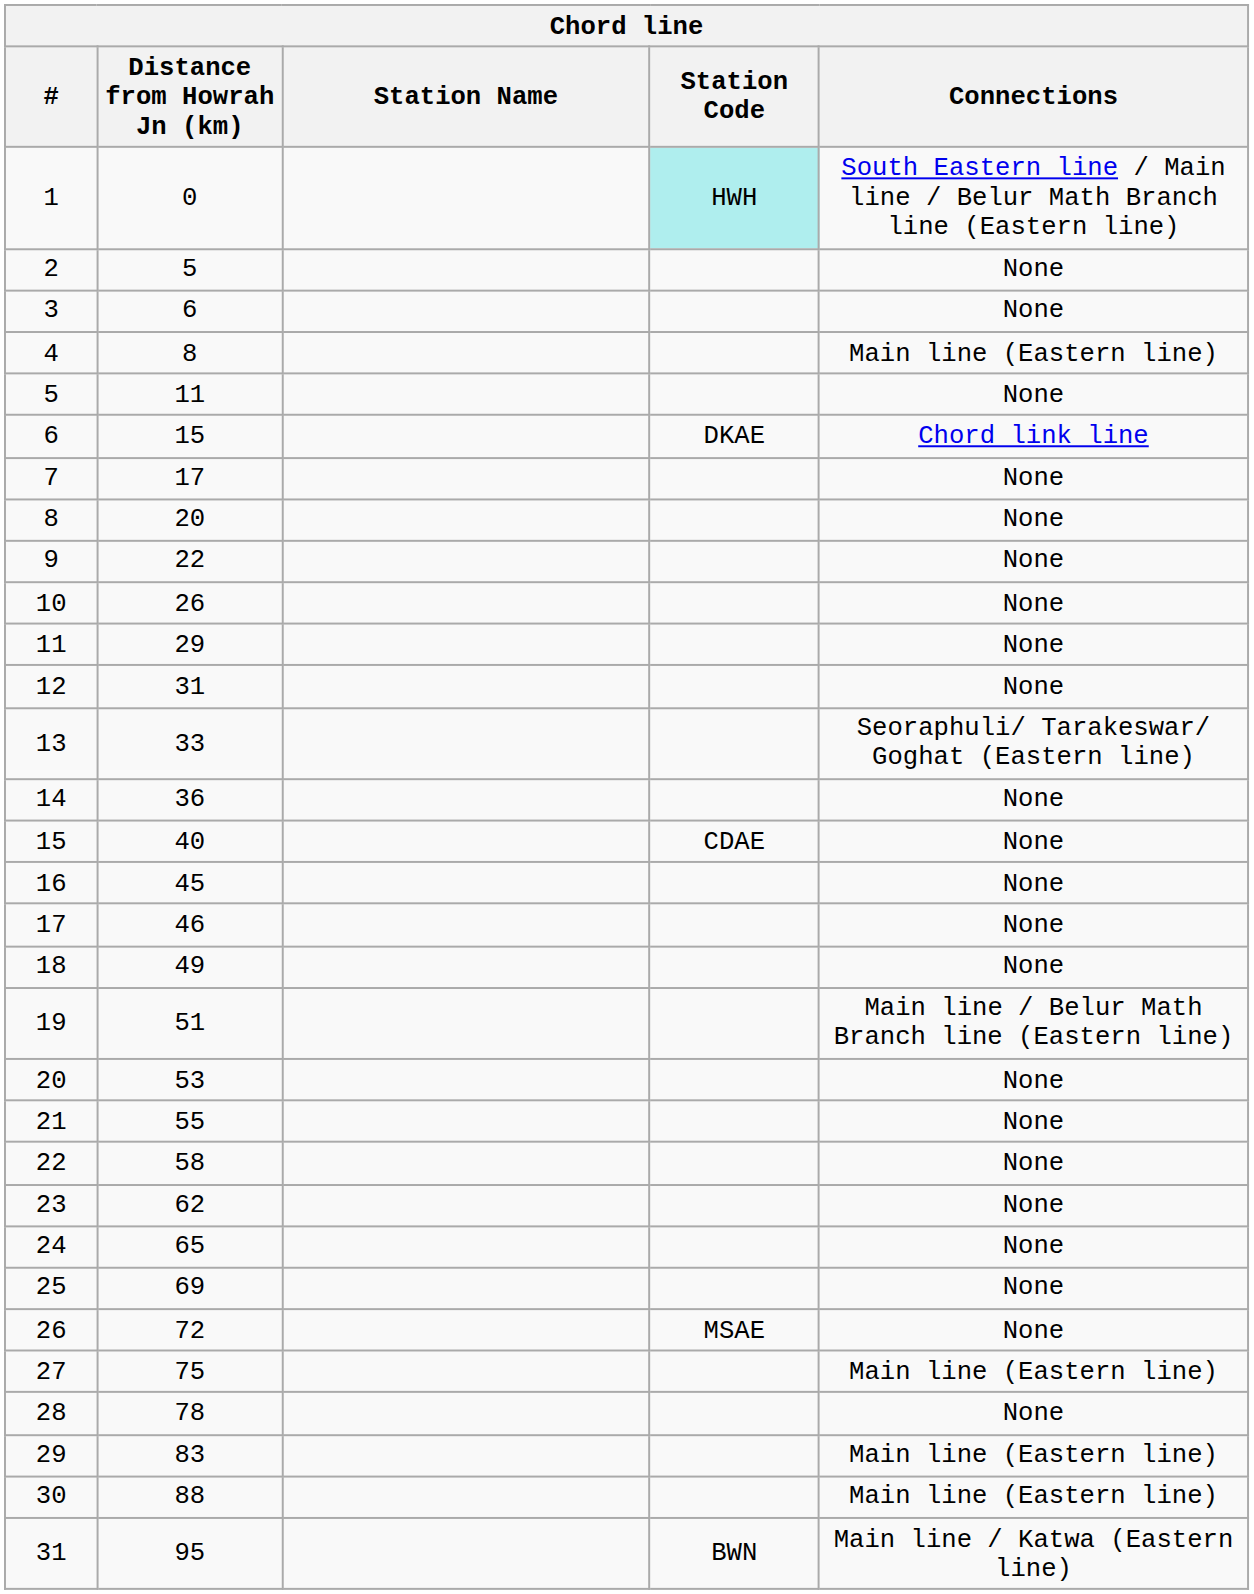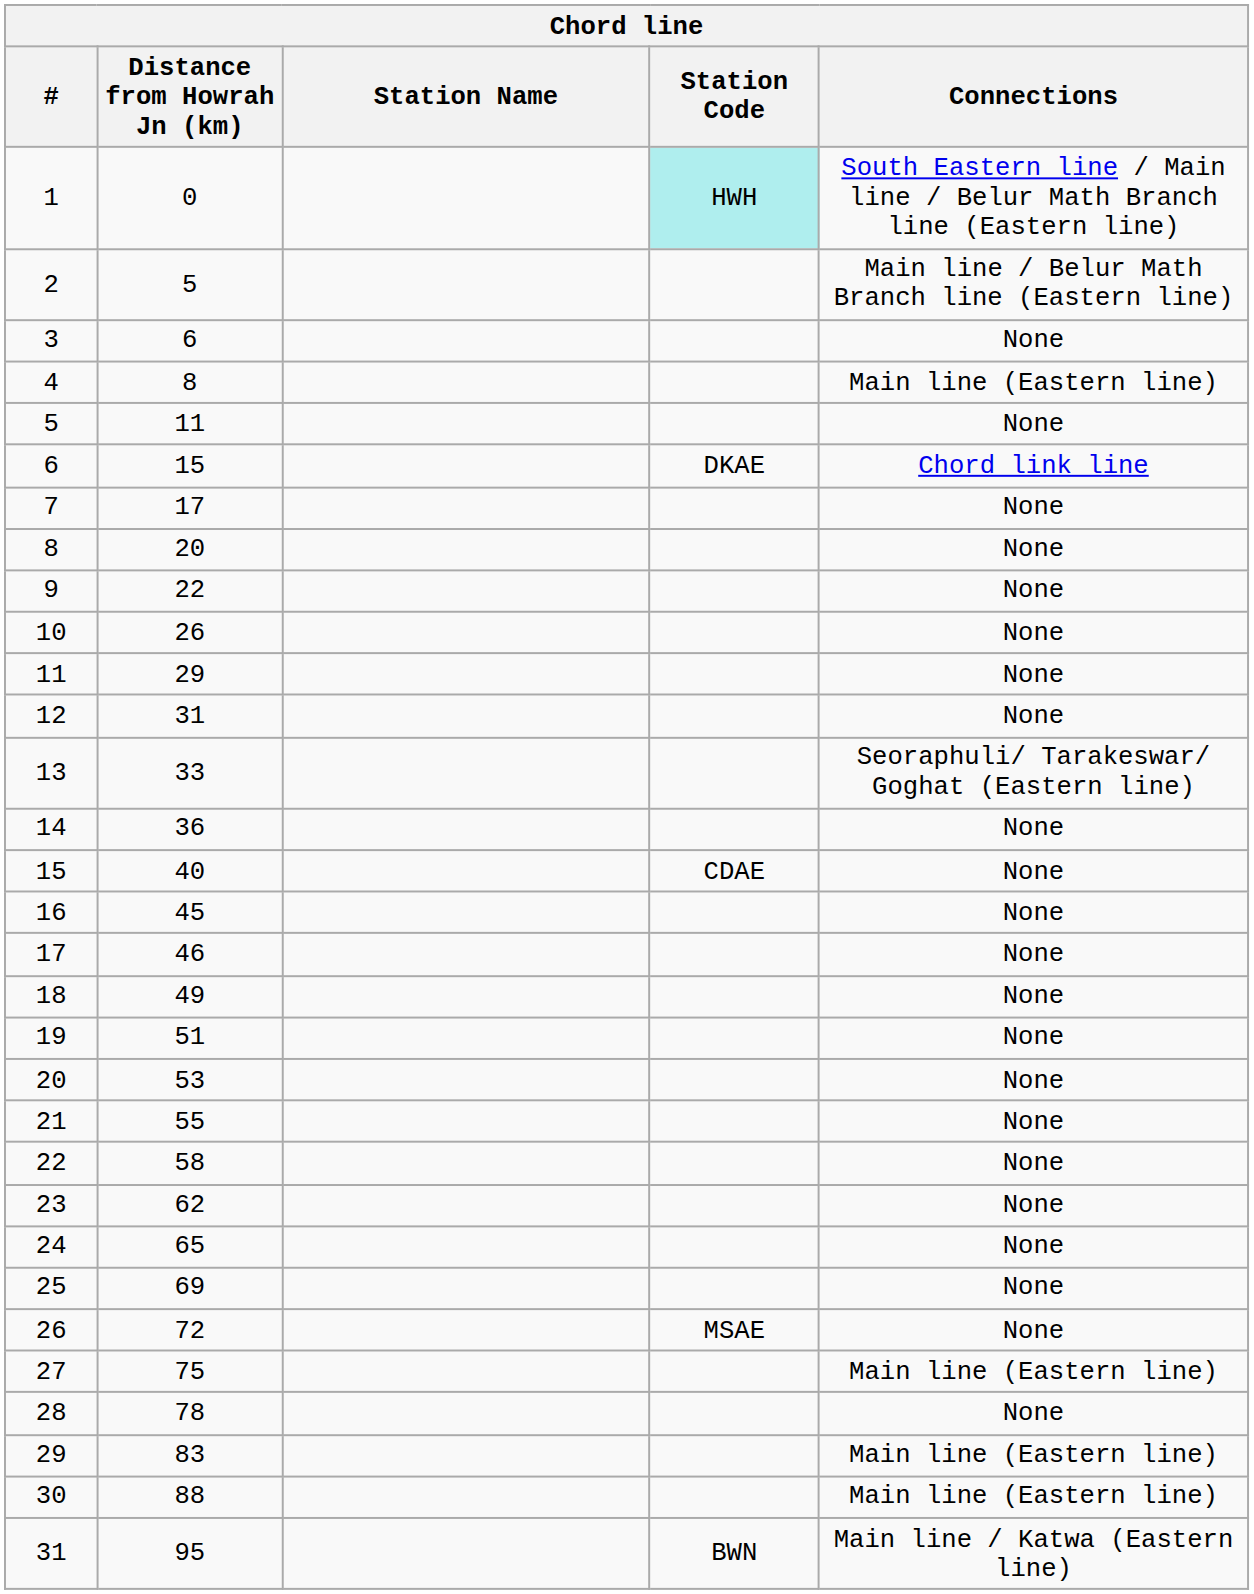(1033, 269) None -> (1033, 284) Main line / Belur Math Branch line (Eastern line)
(1033, 1023) Main line / Belur Math Branch line (Eastern line) -> (1033, 1038) None
